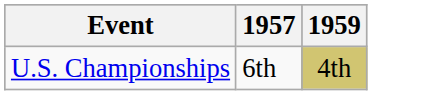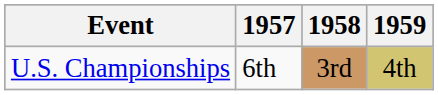+ column: (334, 25)
